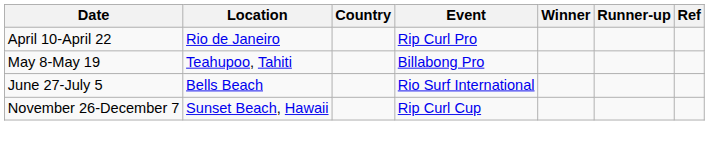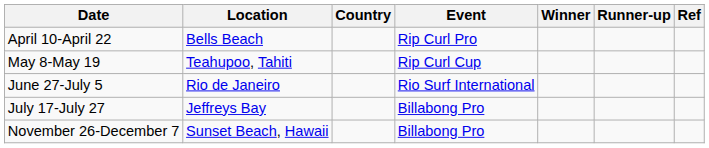(233, 39) Rio de Janeiro -> (225, 39) Bells Beach
(441, 62) Billabong Pro -> (439, 62) Rip Curl Cup
(225, 85) Bells Beach -> (233, 85) Rio de Janeiro
+ row: (56, 108)
(439, 108) Rip Curl Cup -> (441, 131) Billabong Pro
